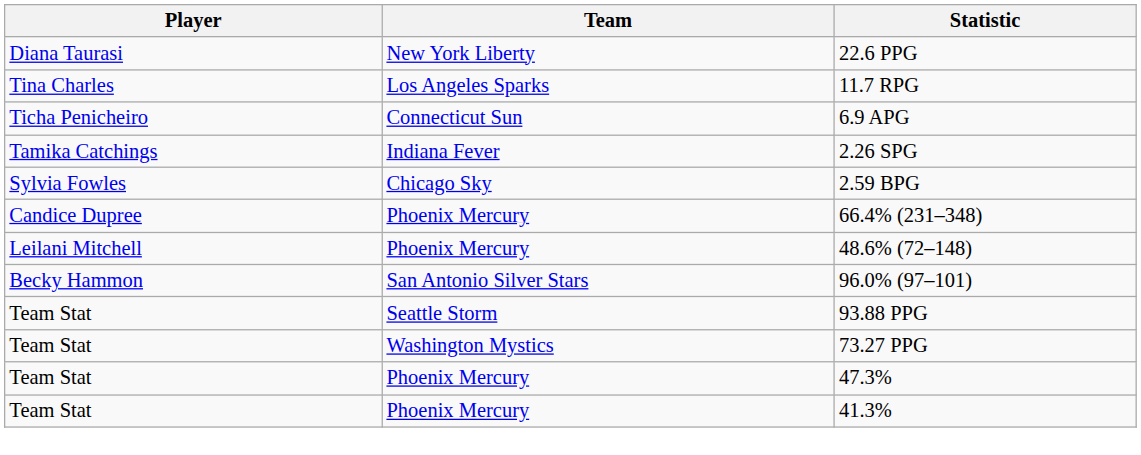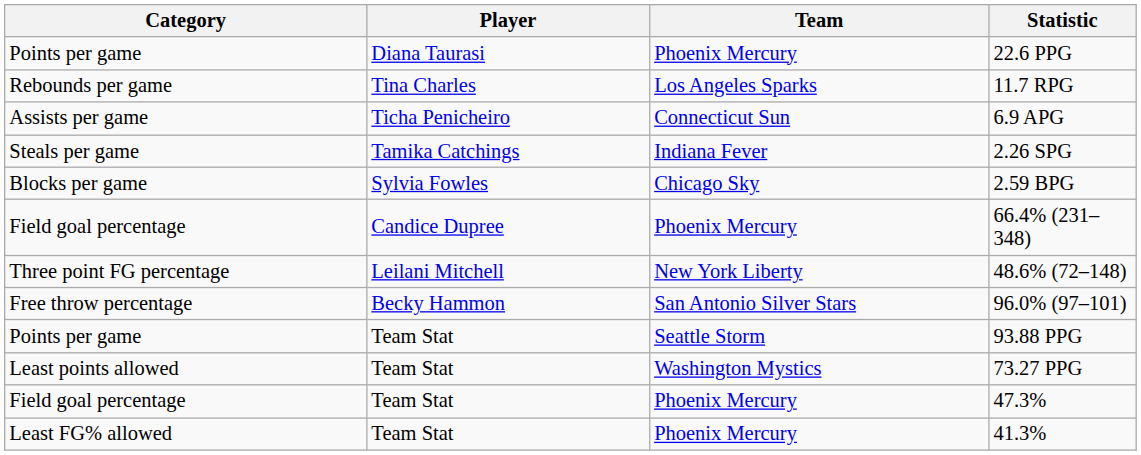+ column: (186, 20)
(461, 53) New York Liberty -> (726, 53) Phoenix Mercury
(458, 248) Phoenix Mercury -> (728, 271) New York Liberty
